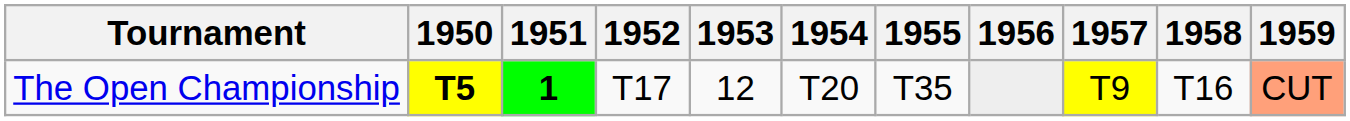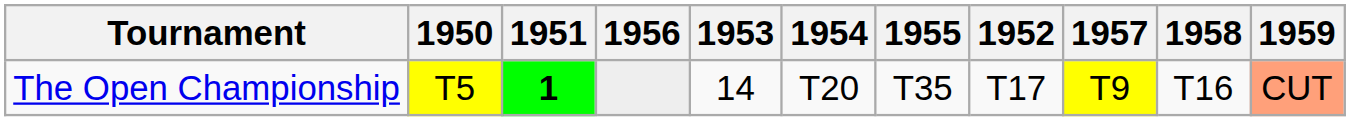columns swapped: (642, 33) <-> (1016, 33)
(455, 88) bold -> (455, 88) normal
(735, 88) 12 -> (735, 88) 14
